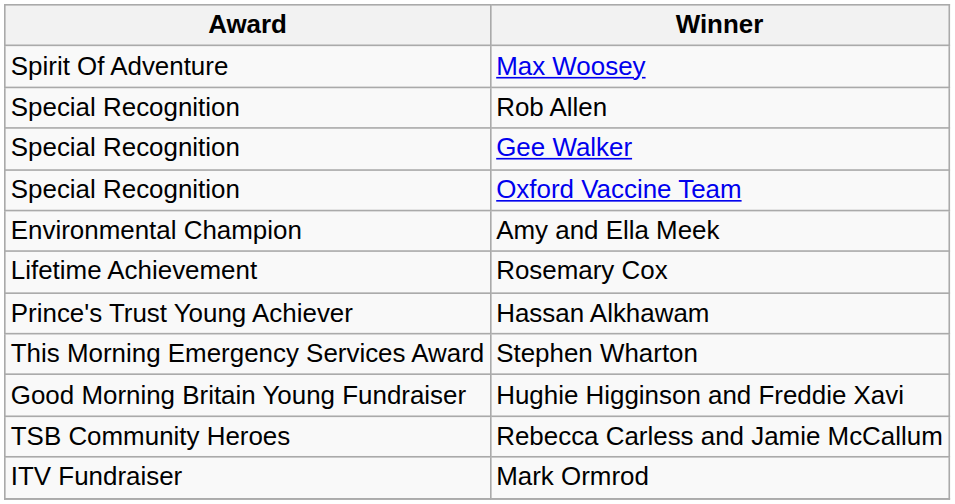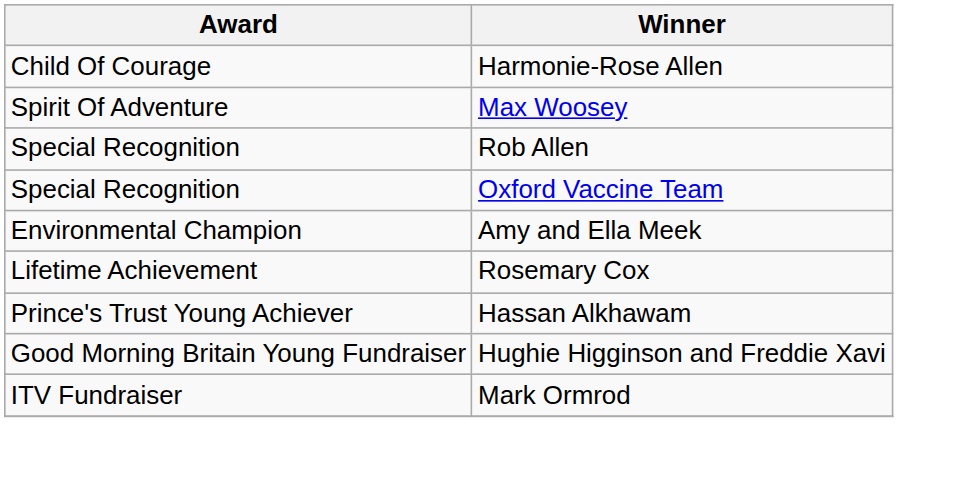+ row: (601, 66)
- row: (564, 148)
- row: (597, 353)
- row: (719, 436)
